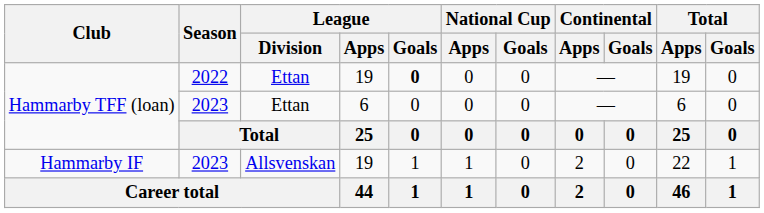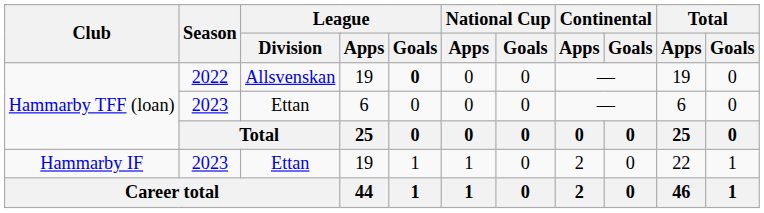(290, 76) Ettan -> (290, 76) Allsvenskan
(290, 163) Allsvenskan -> (290, 163) Ettan
